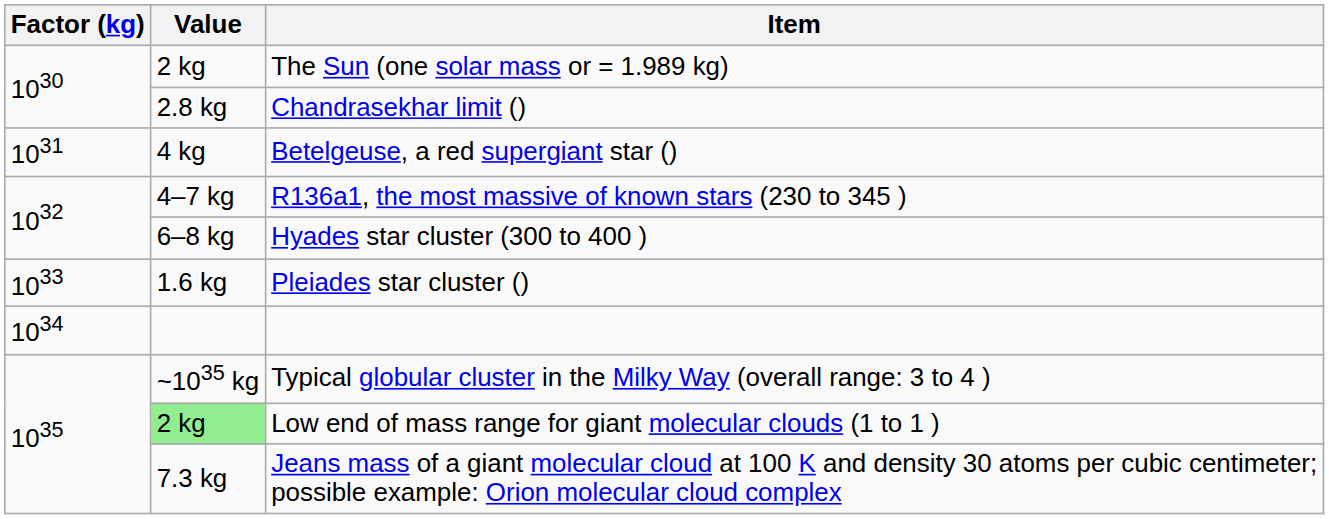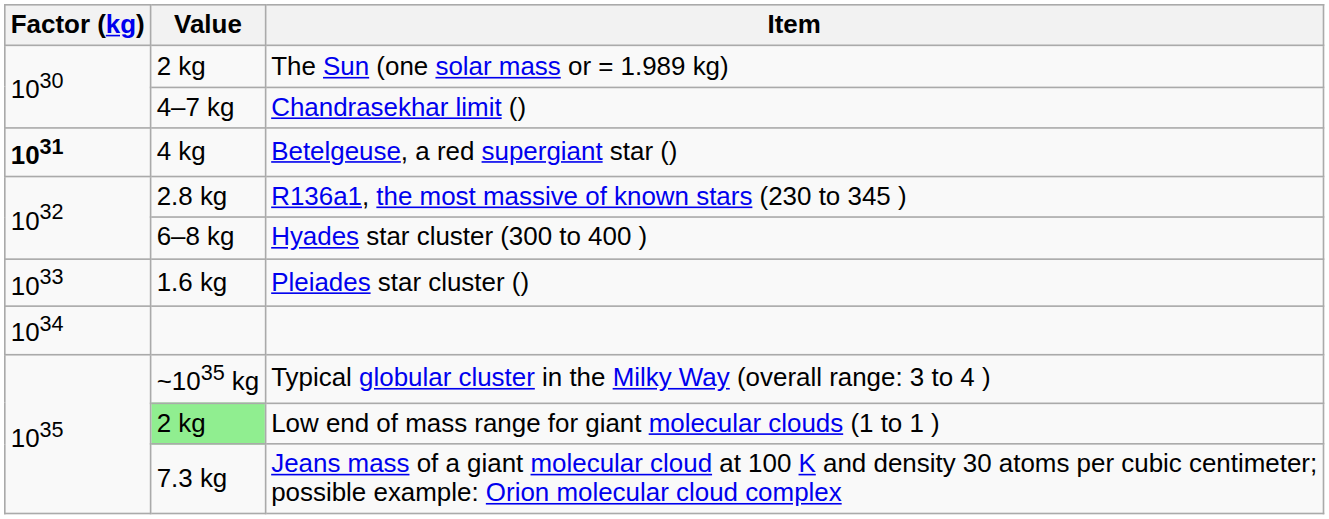(192, 107) 2.8 kg -> (196, 107) 4–7 kg
(37, 151) normal -> (37, 151) bold
(196, 196) 4–7 kg -> (192, 196) 2.8 kg
